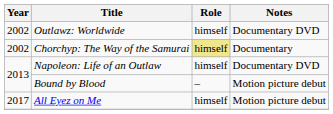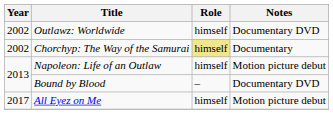(276, 65) Documentary DVD -> (279, 65) Motion picture debut
(279, 83) Motion picture debut -> (276, 83) Documentary DVD
